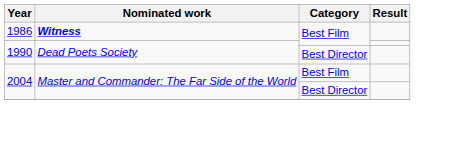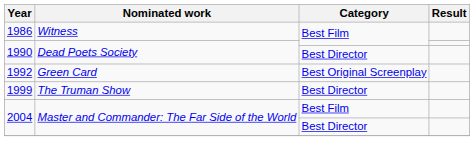(59, 31) bold -> (58, 31) normal
+ row: (20, 72)
+ row: (20, 90)
